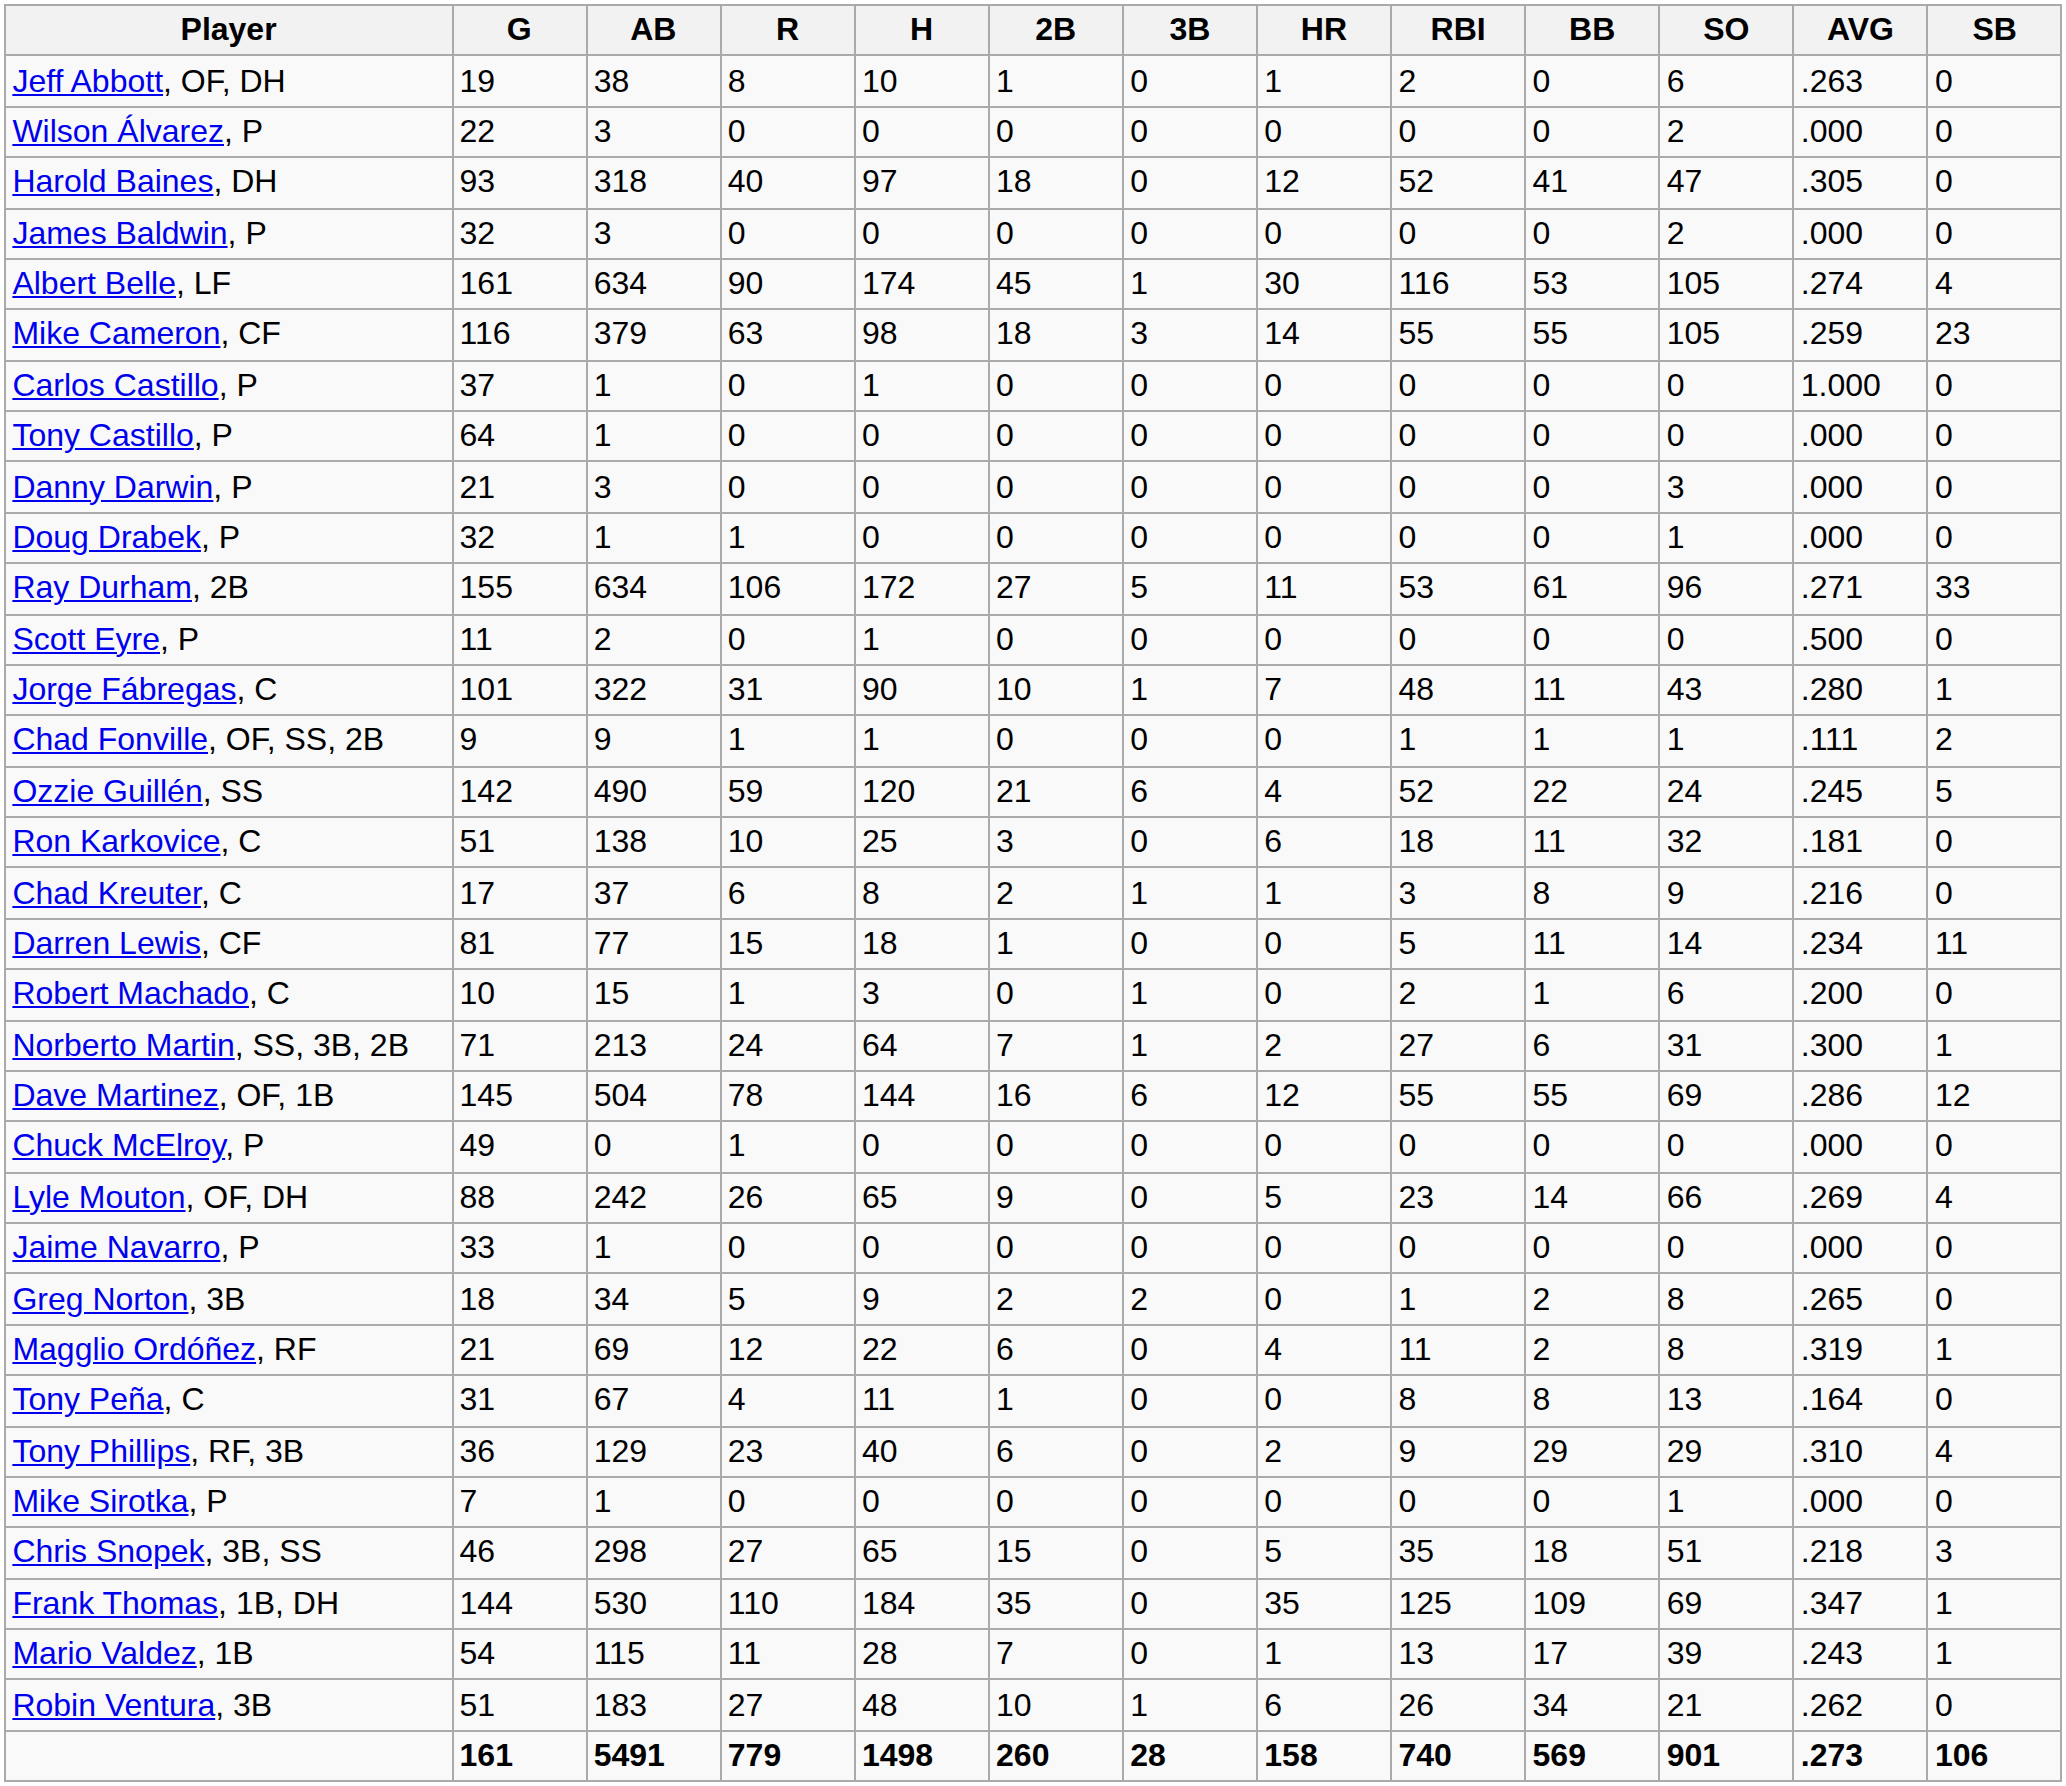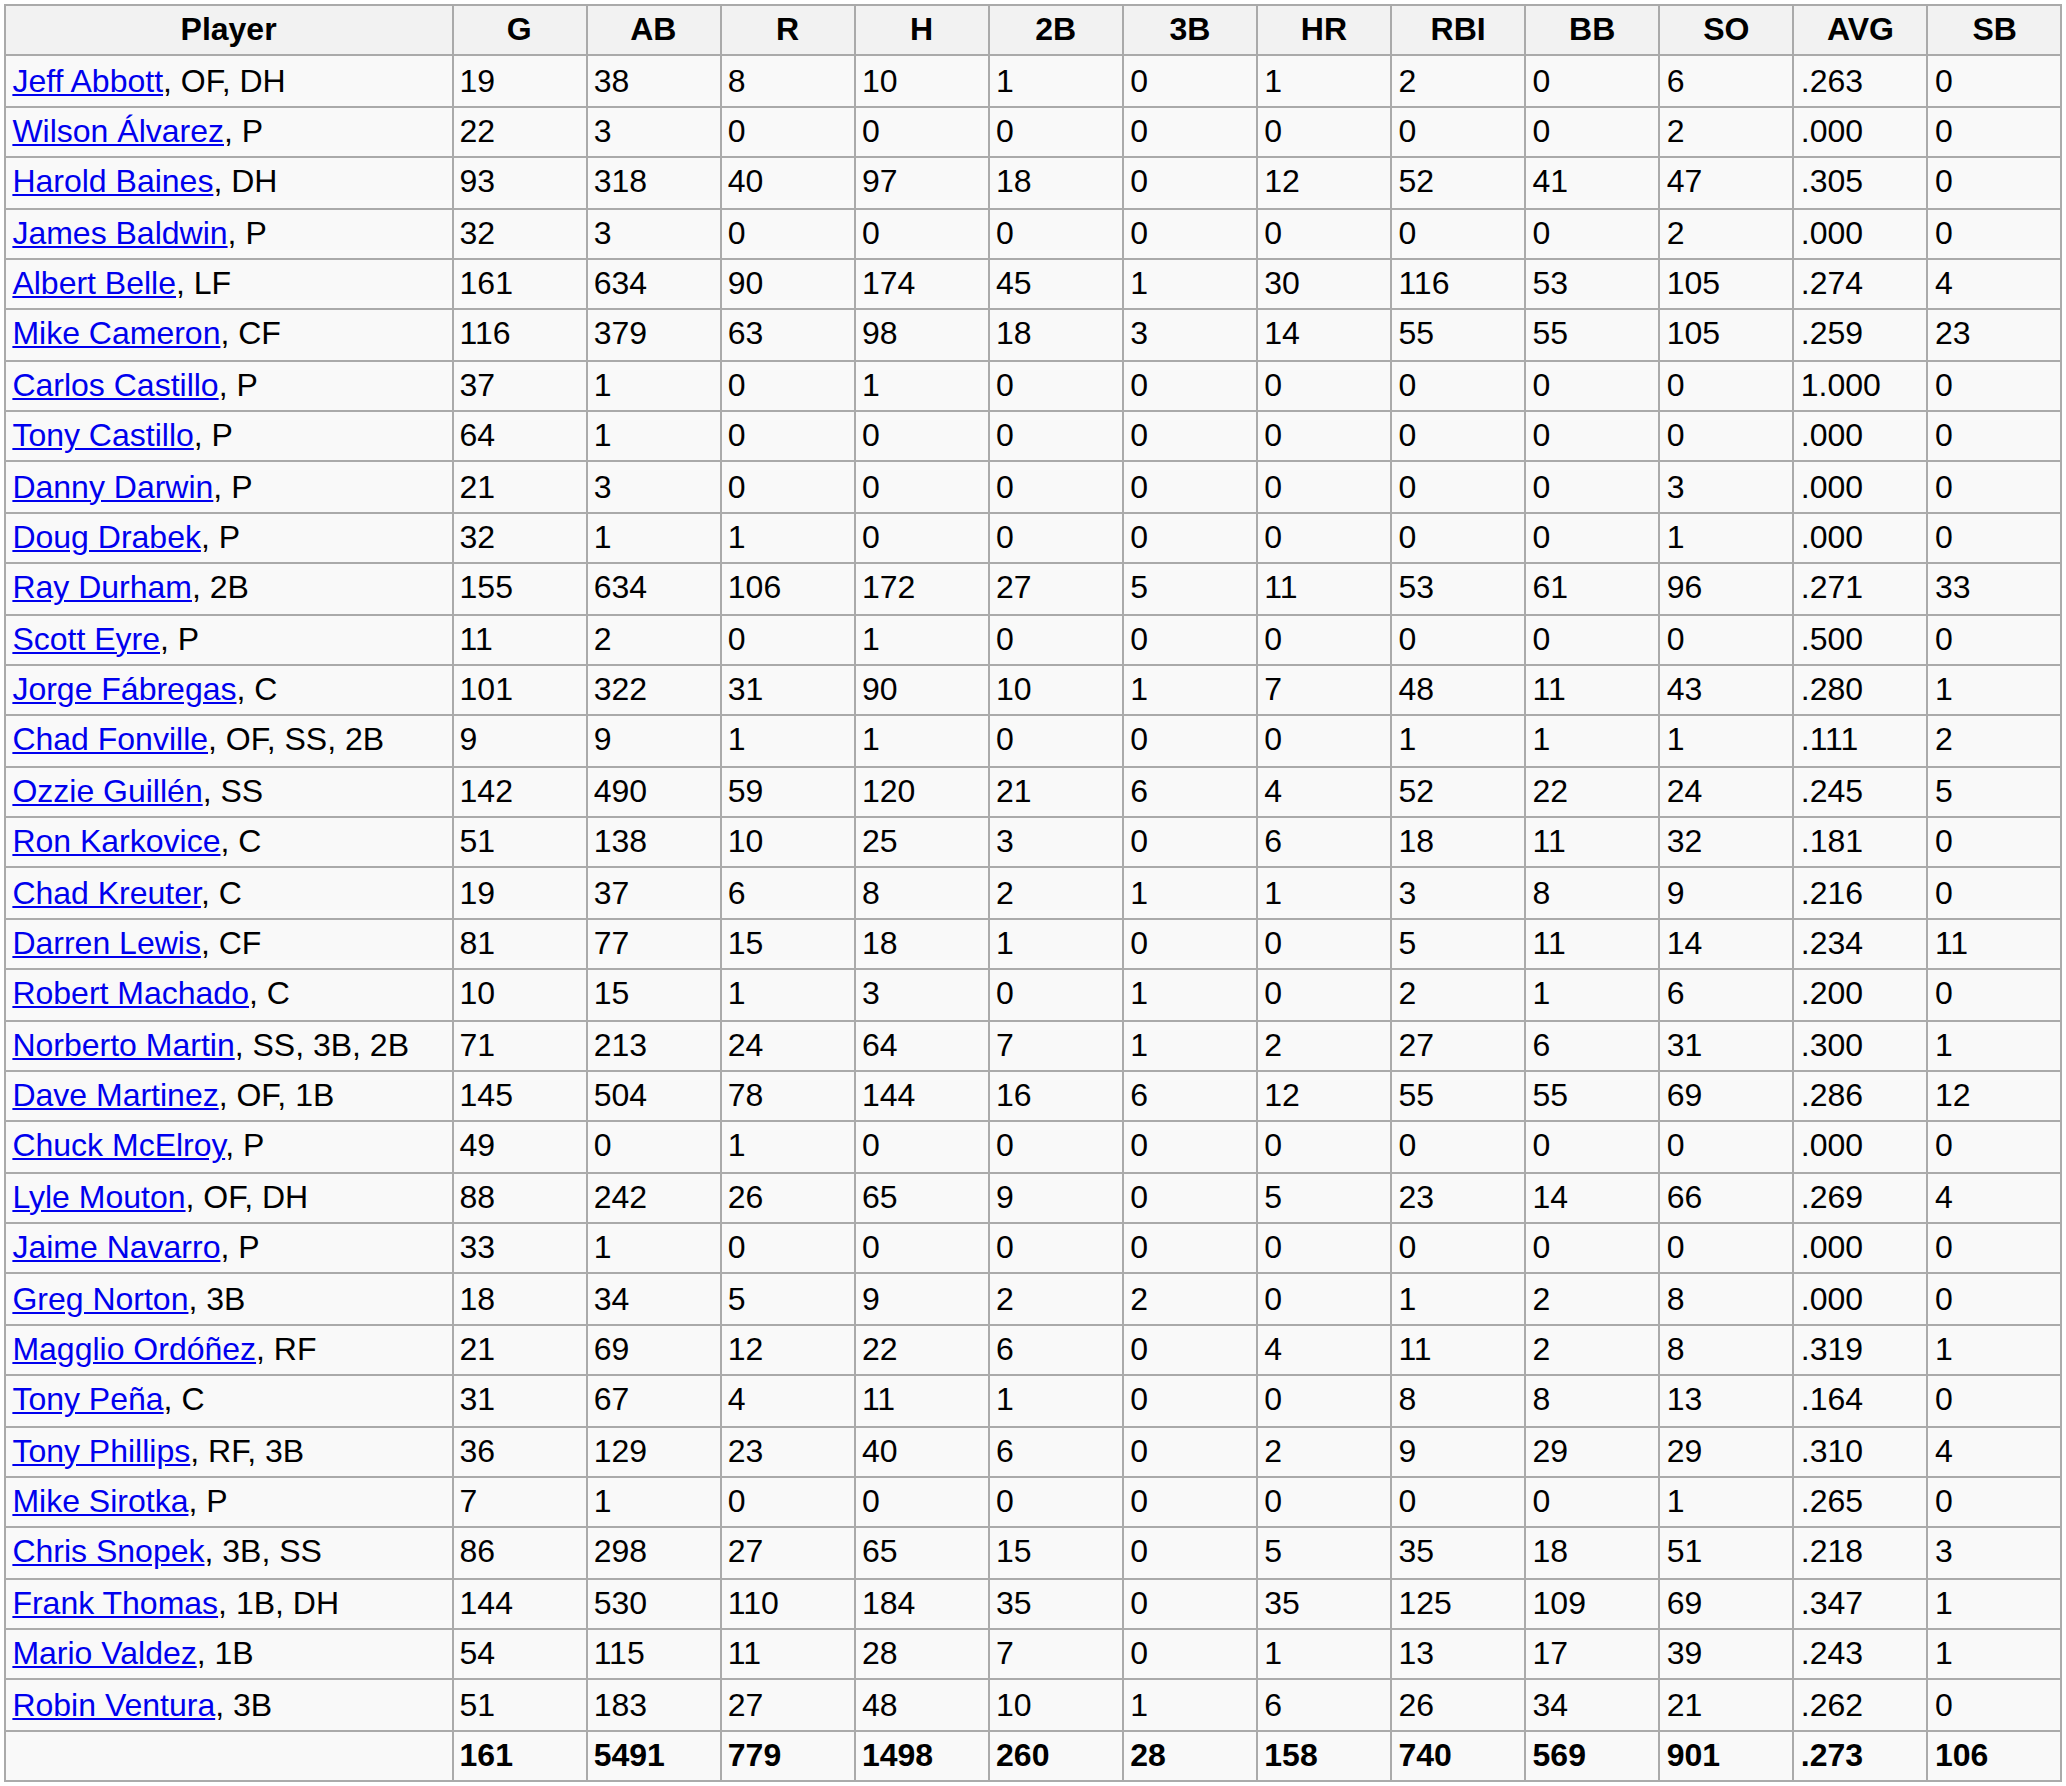(477, 892) 17 -> (477, 892) 19
(1832, 1298) .265 -> (1832, 1298) .000
(1832, 1501) .000 -> (1832, 1501) .265
(477, 1552) 46 -> (477, 1552) 86
